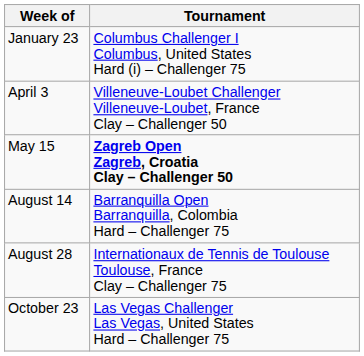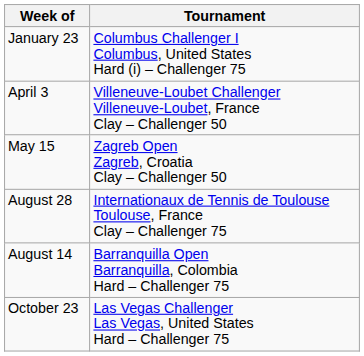(163, 162) bold -> (160, 162) normal
rows swapped: (40, 200) <-> (40, 254)
